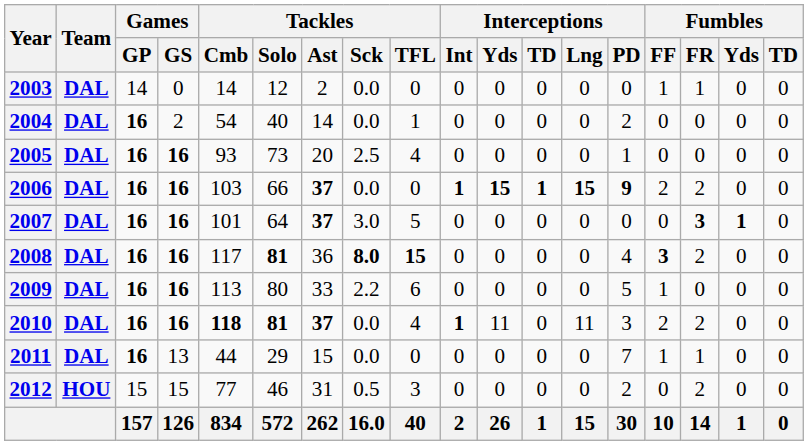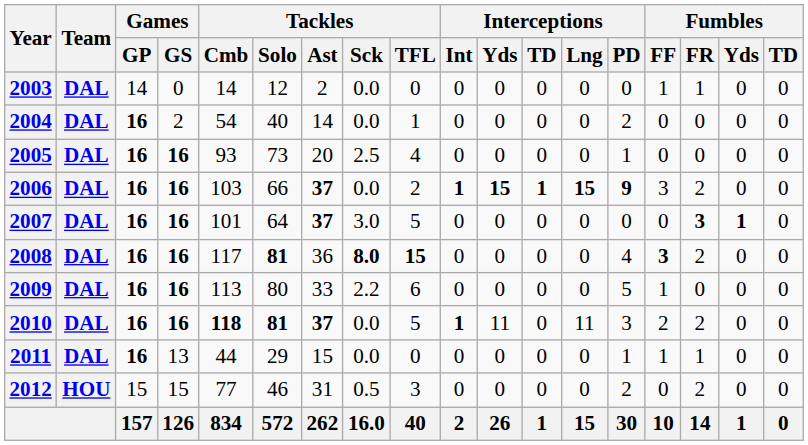(415, 188) 0 -> (415, 188) 2
(663, 188) 2 -> (663, 188) 3
(415, 322) 4 -> (415, 322) 5
(626, 356) 7 -> (626, 356) 1
